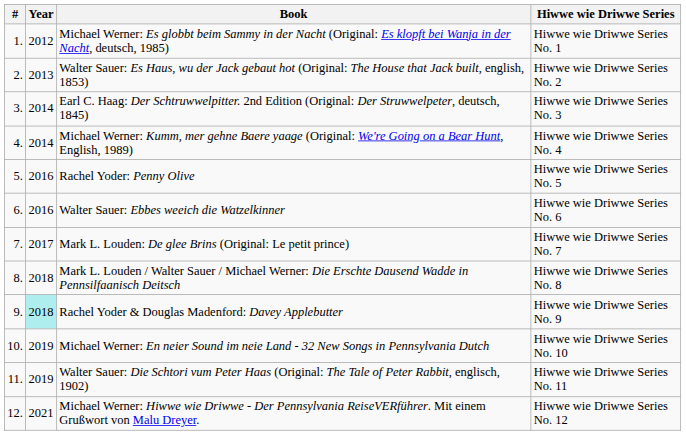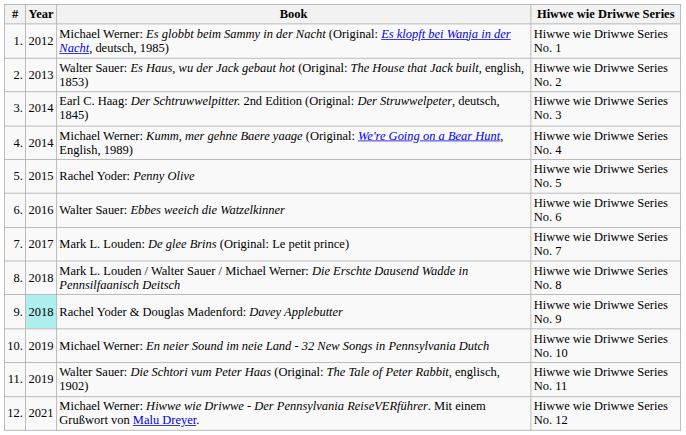(41, 176) 2016 -> (41, 176) 2015
